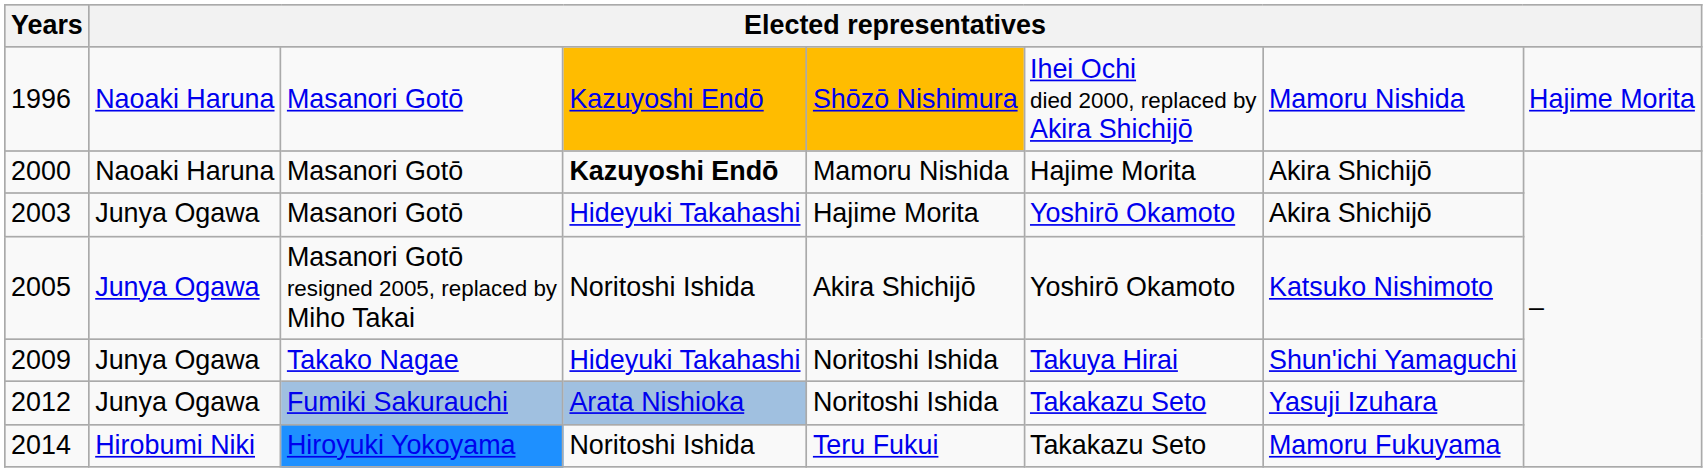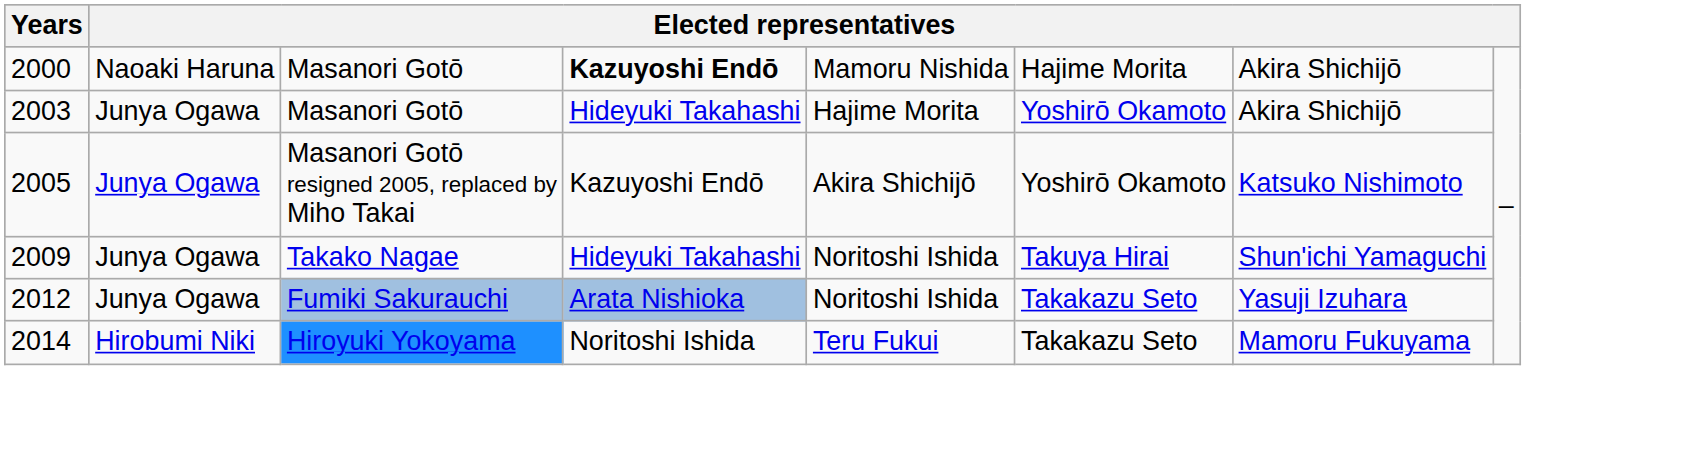- row: (41, 98)
(662, 287) Noritoshi Ishida -> (667, 183) Kazuyoshi Endō
